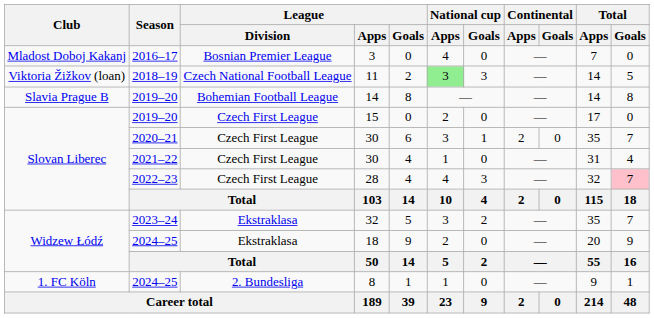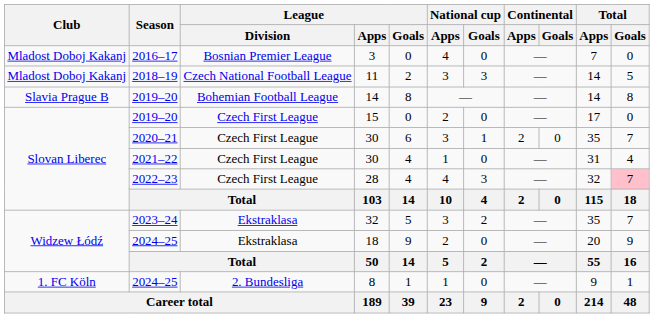(67, 76) Viktoria Žižkov (loan) -> (67, 76) Mladost Doboj Kakanj
(445, 76) lightgreen background -> (445, 76) no background
